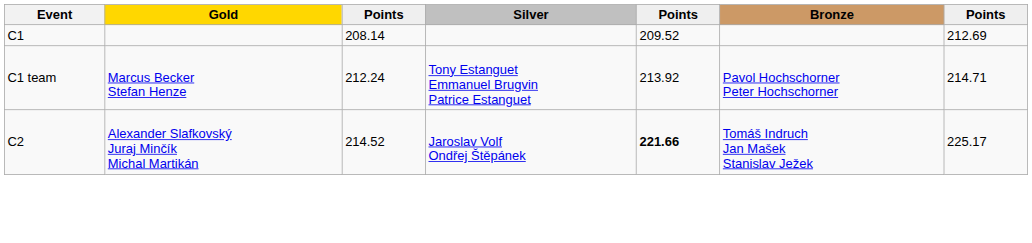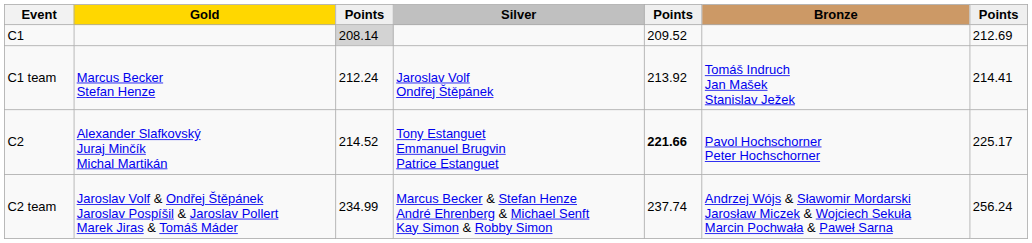(365, 35) no background -> (358, 35) lightgrey background
(483, 85) Tony Estanguet Emmanuel Brugvin Patrice Estanguet -> (445, 85) Jaroslav Volf Ondřej Štěpánek
(781, 85) Pavol Hochschorner Peter Hochschorner -> (750, 85) Tomáš Indruch Jan Mašek Stanislav Ježek
(967, 77) 214.71 -> (993, 77) 214.41
(477, 149) Jaroslav Volf Ondřej Štěpánek -> (451, 149) Tony Estanguet Emmanuel Brugvin Patrice Estanguet
(768, 149) Tomáš Indruch Jan Mašek Stanislav Ježek -> (763, 149) Pavol Hochschorner Peter Hochschorner
+ row: (32, 206)
